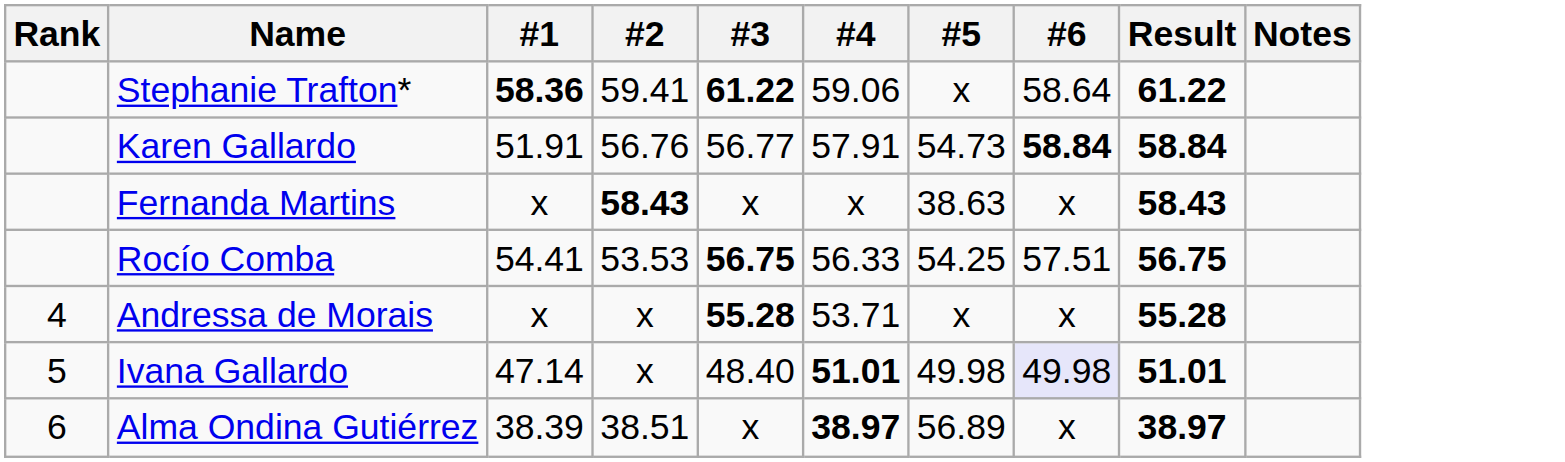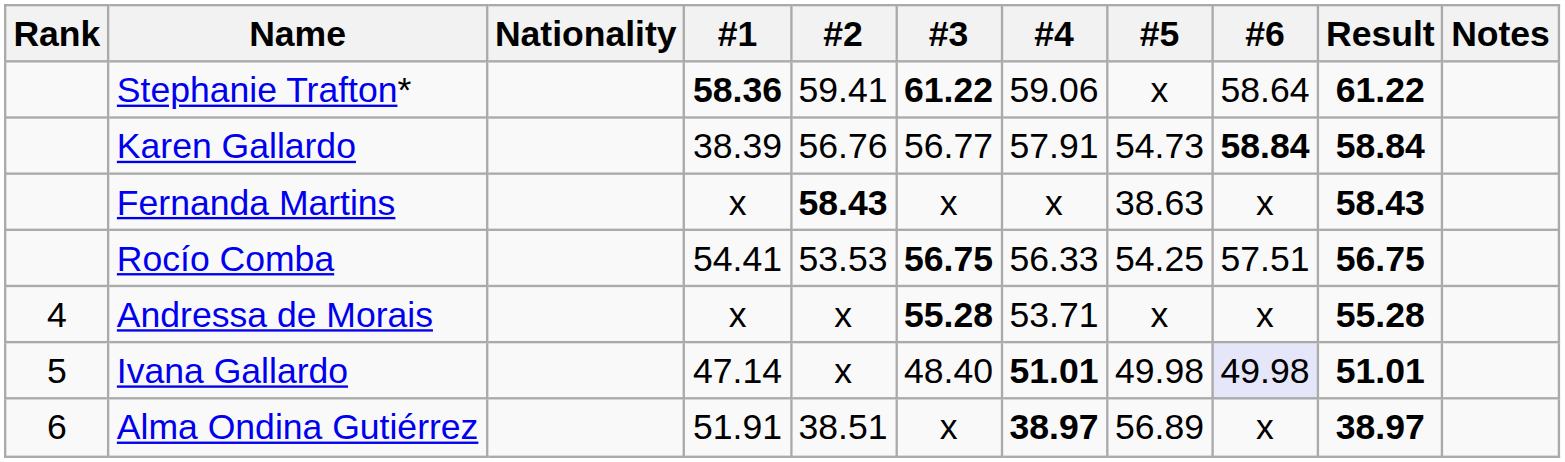+ column: (586, 34)
(539, 146) 51.91 -> (738, 146) 38.39
(539, 428) 38.39 -> (738, 428) 51.91
